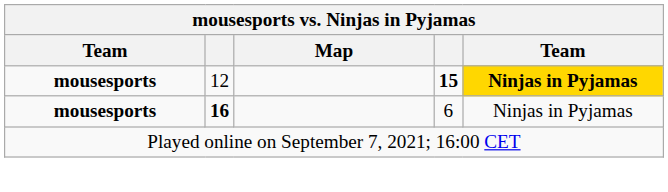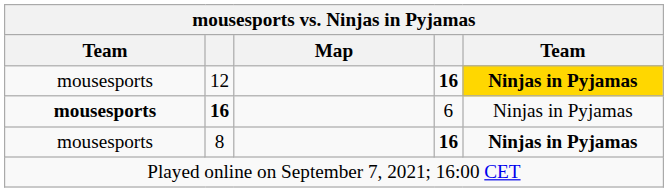(105, 80) bold -> (105, 80) normal
(448, 80) 15 -> (448, 80) 16
+ row: (219, 141)
